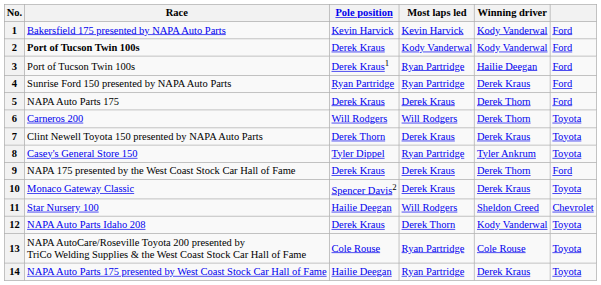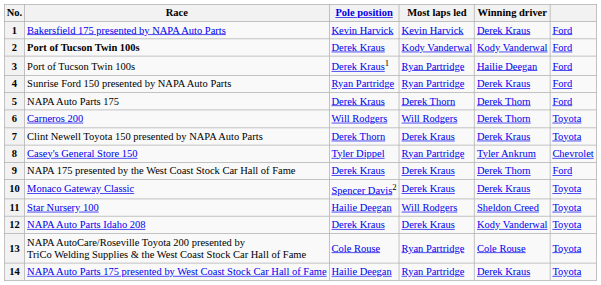(512, 30) Kody Vanderwal -> (504, 30) Derek Kraus
(428, 101) Derek Kraus -> (428, 101) Derek Thorn
(567, 153) Toyota -> (573, 153) Chevrolet
(573, 207) Chevrolet -> (567, 207) Toyota
(428, 225) Derek Thorn -> (428, 225) Derek Kraus
